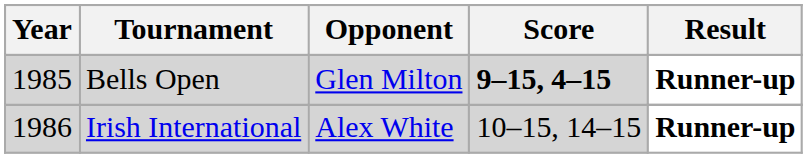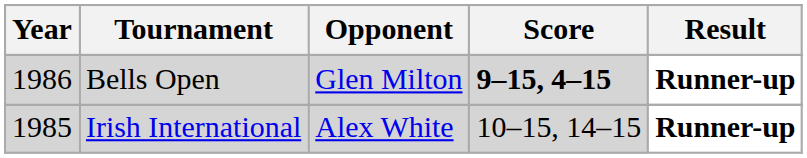(42, 78) 1985 -> (42, 78) 1986
(42, 128) 1986 -> (42, 128) 1985
